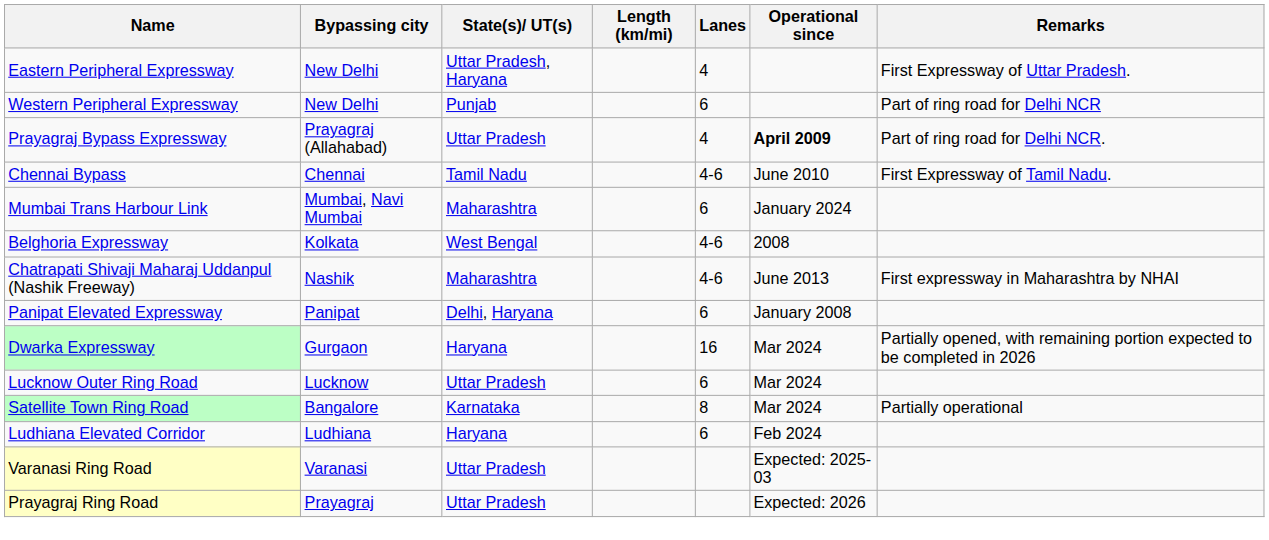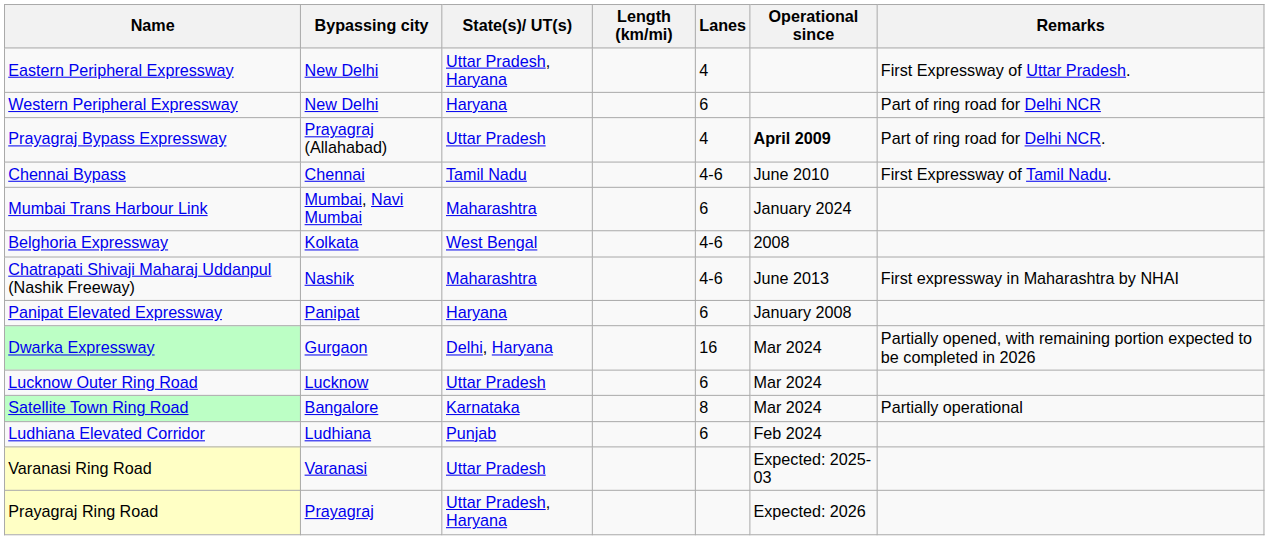(471, 104) Punjab -> (477, 104) Haryana
(499, 313) Delhi, Haryana -> (477, 313) Haryana
(477, 347) Haryana -> (499, 347) Delhi, Haryana
(477, 433) Haryana -> (471, 433) Punjab
(496, 503) Uttar Pradesh -> (498, 512) Uttar Pradesh, Haryana
